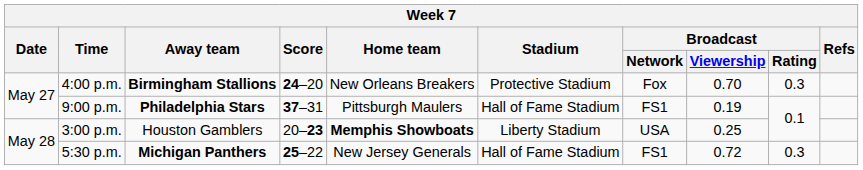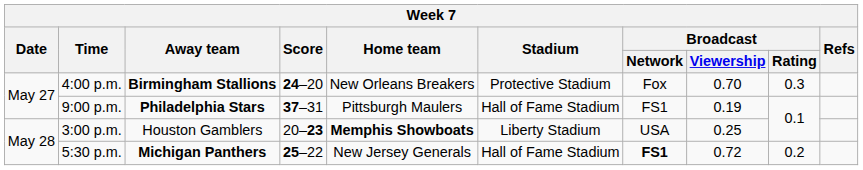(655, 152) normal -> (655, 152) bold
(794, 152) 0.3 -> (794, 152) 0.2
